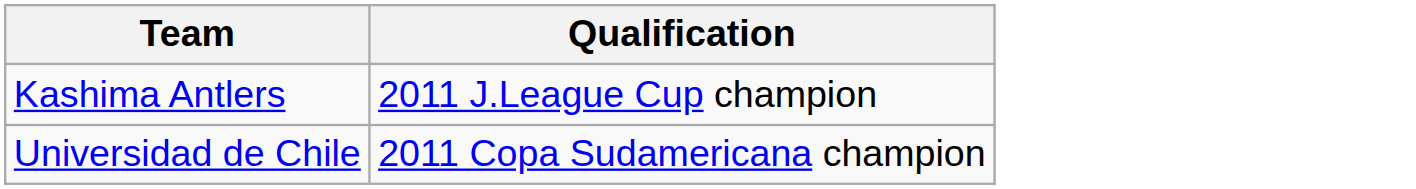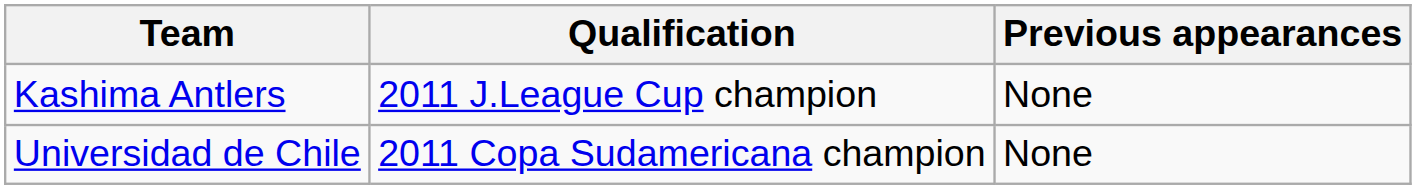+ column: (1203, 34)
